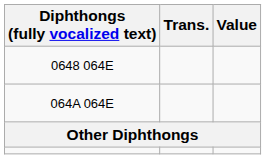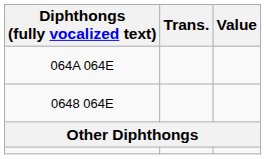rows swapped: (82, 104) <-> (82, 66)
